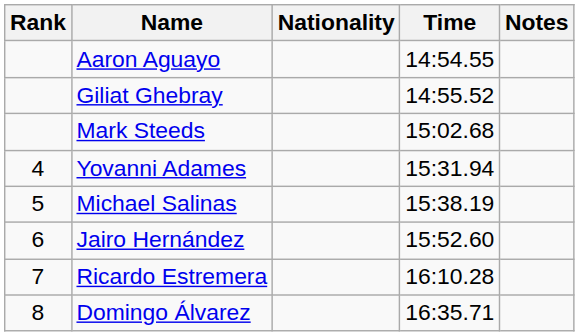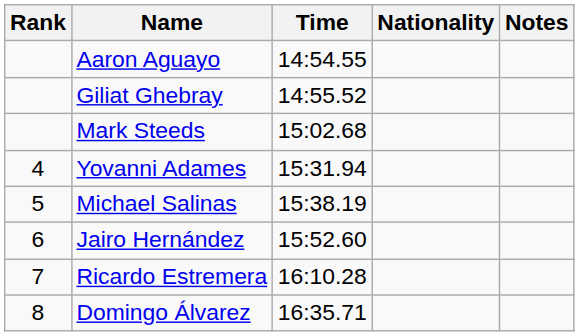columns swapped: (336, 22) <-> (450, 22)
